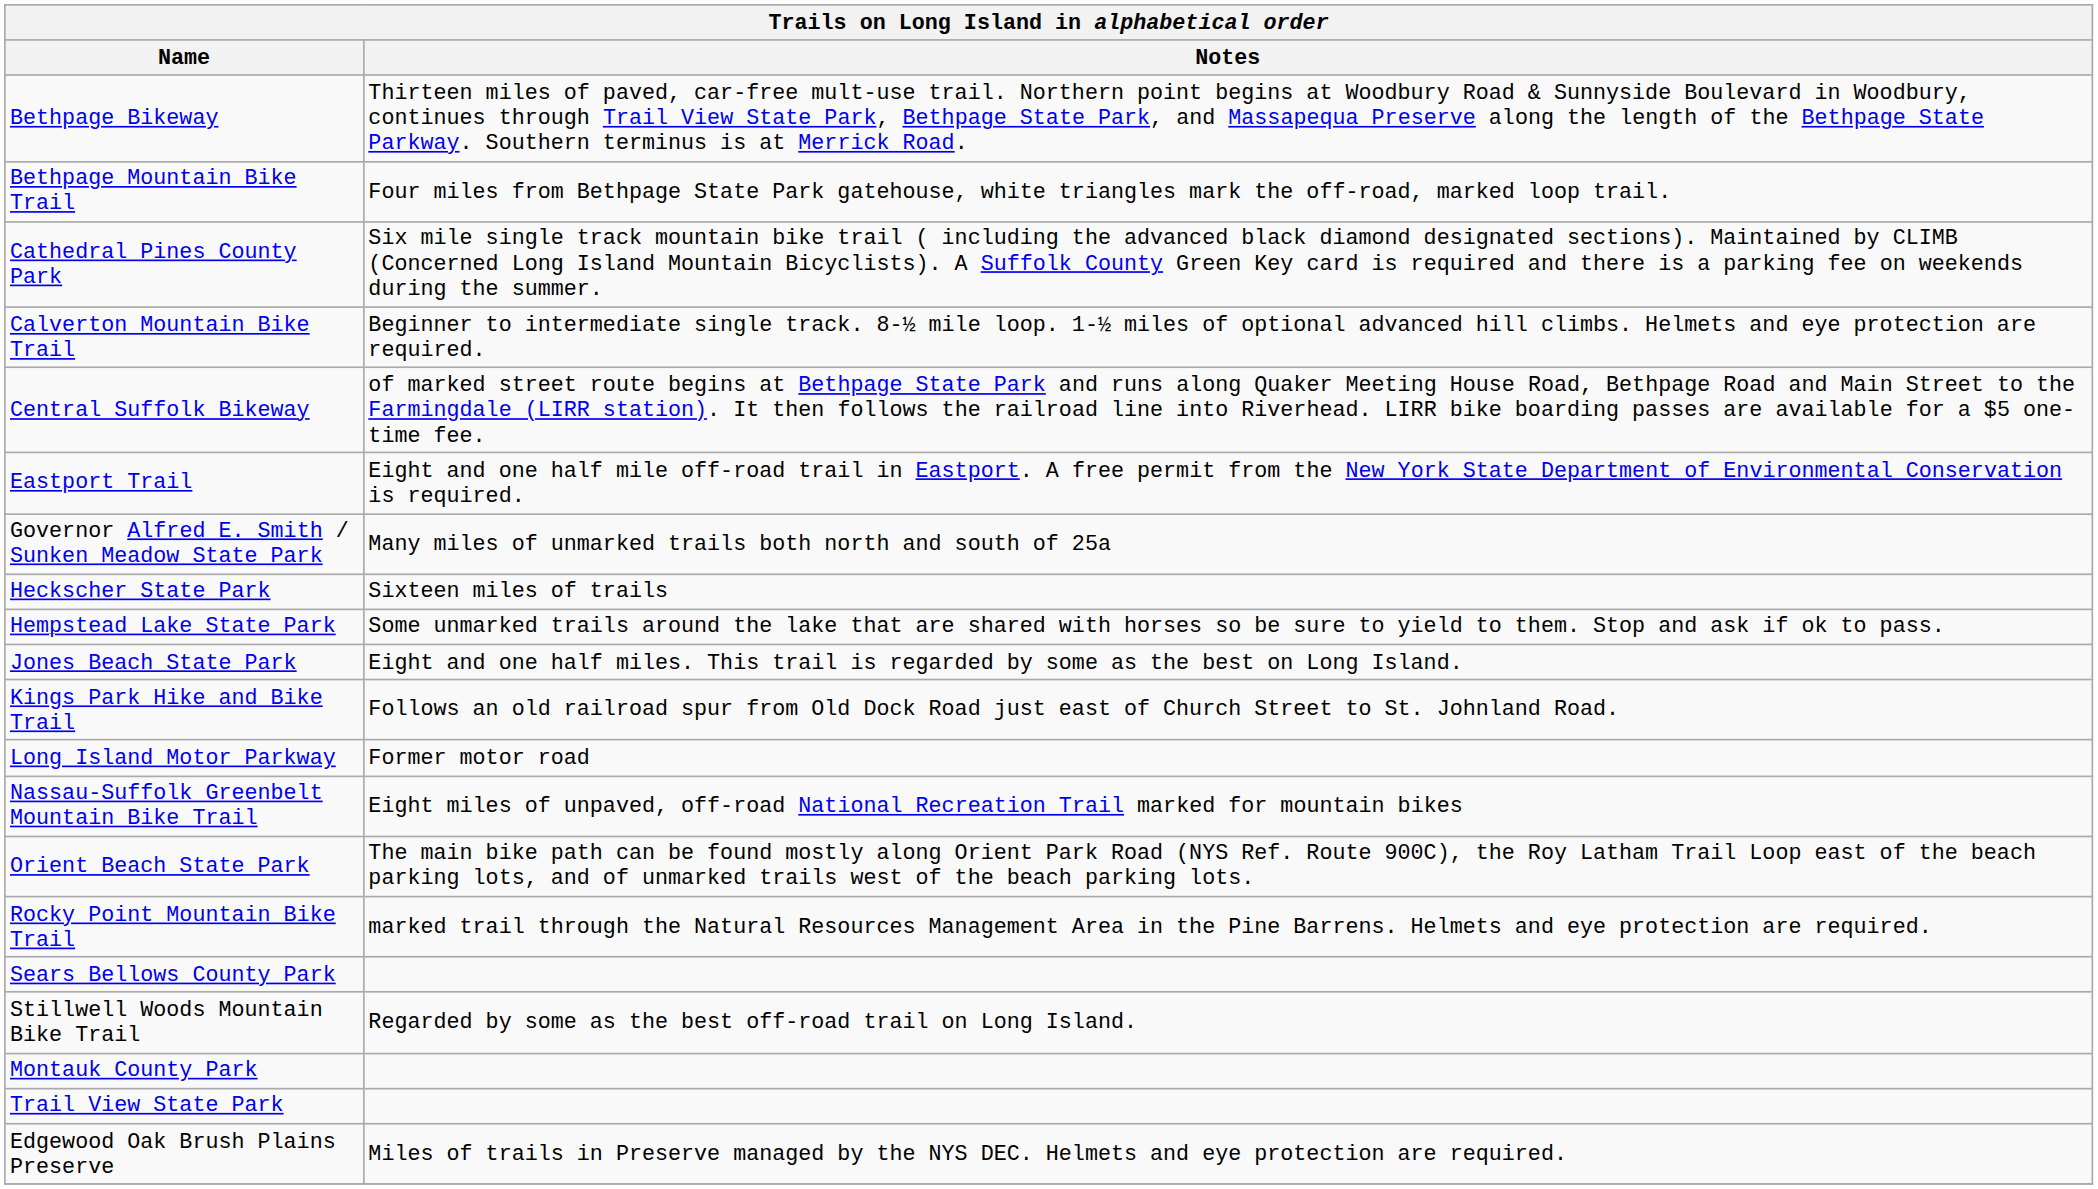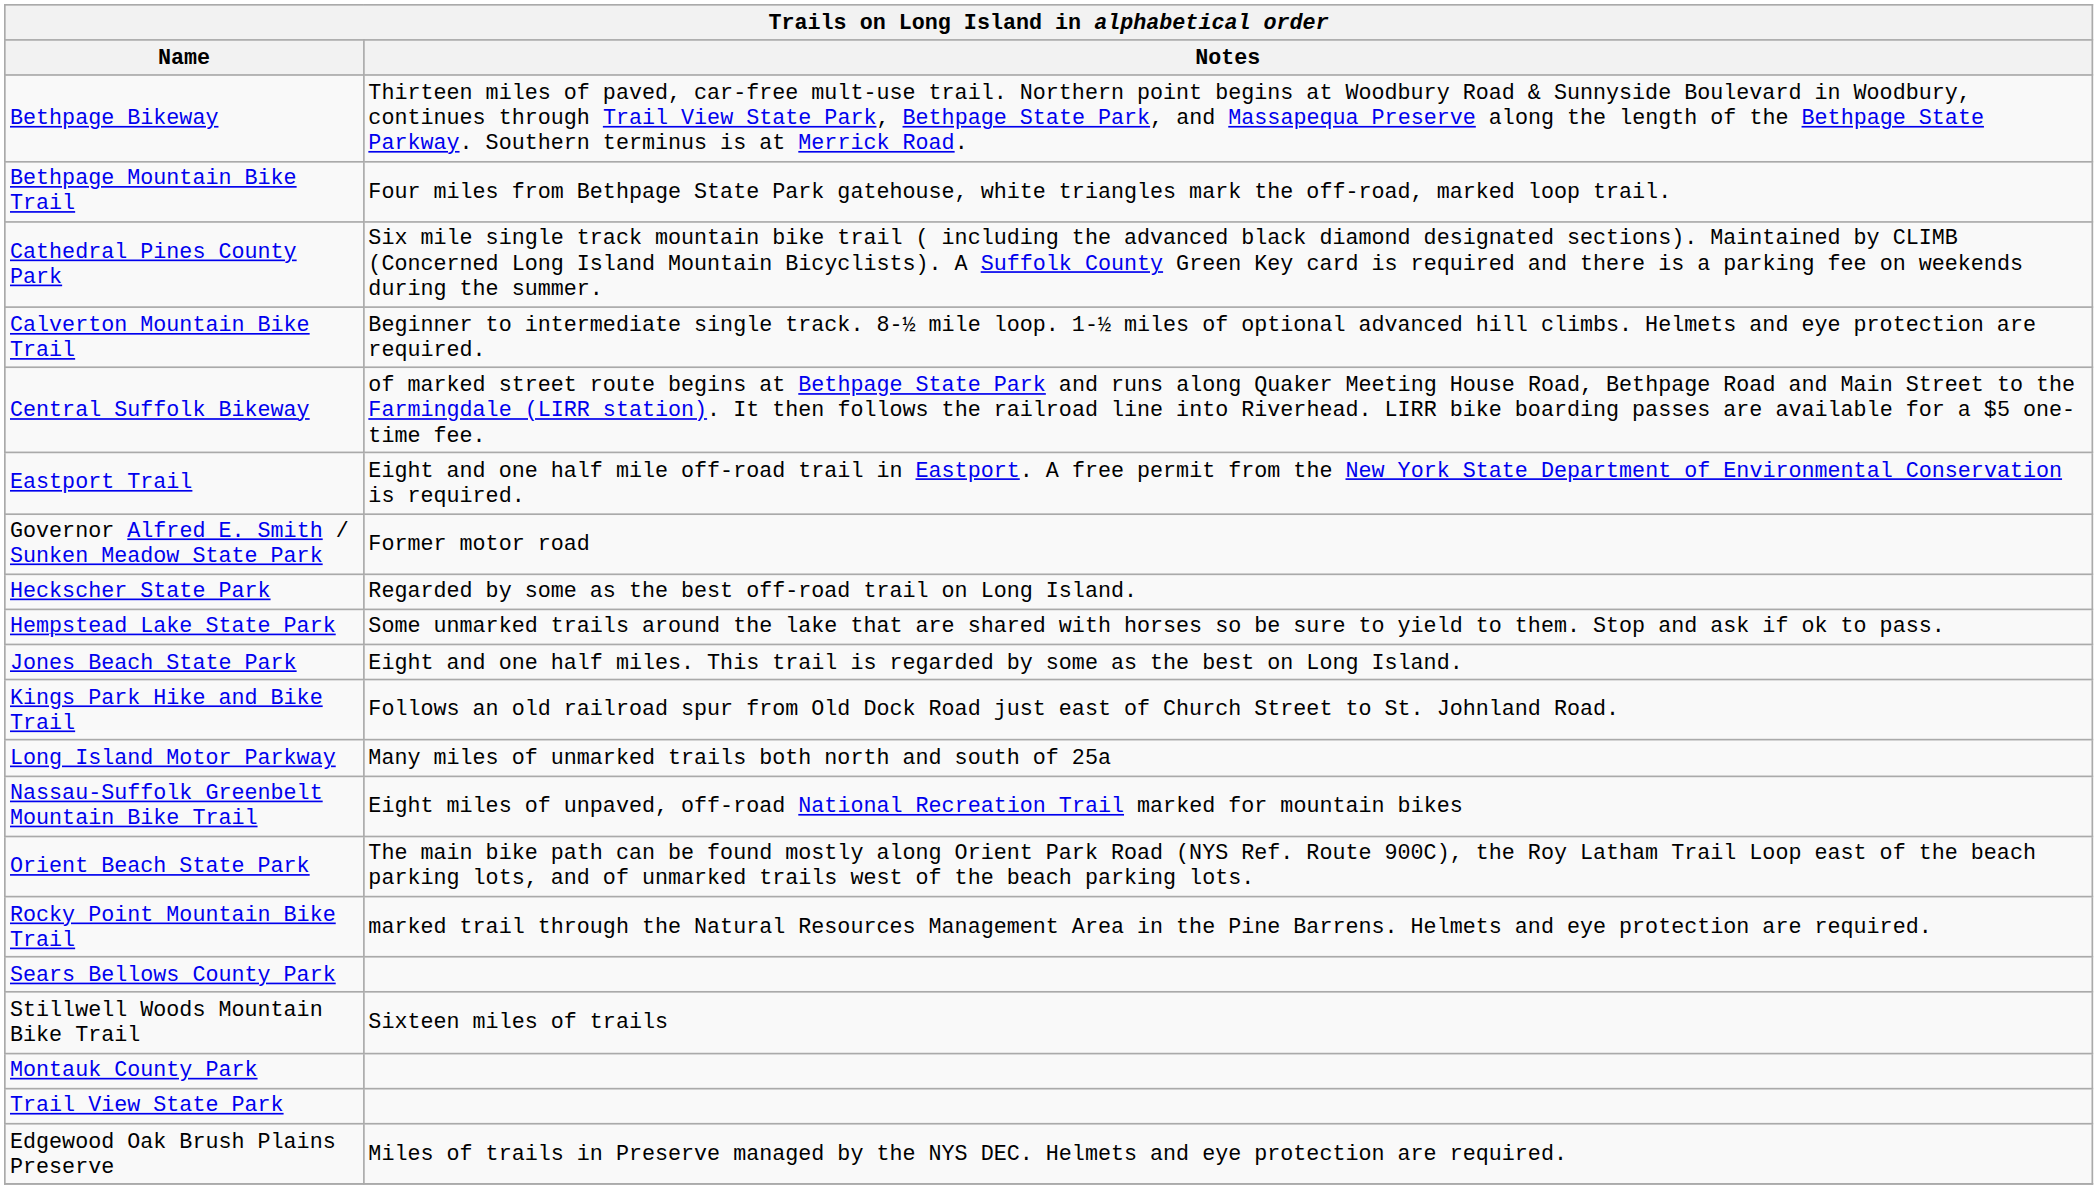(740, 544) Many miles of unmarked trails both north and south of 25a -> (479, 544) Former motor road
(518, 591) Sixteen miles of trails -> (753, 591) Regarded by some as the best off-road trail on Long Island.
(479, 758) Former motor road -> (740, 758) Many miles of unmarked trails both north and south of 25a
(753, 1023) Regarded by some as the best off-road trail on Long Island. -> (518, 1023) Sixteen miles of trails
